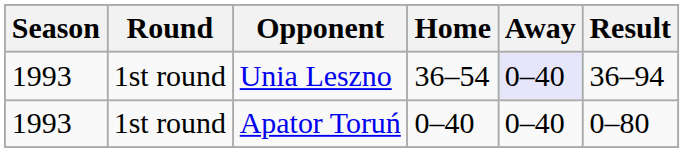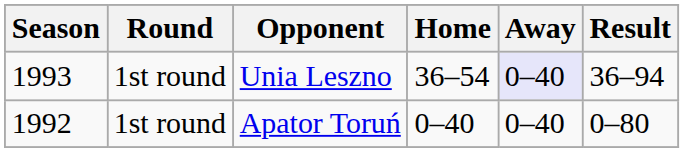(42, 123) 1993 -> (42, 123) 1992
